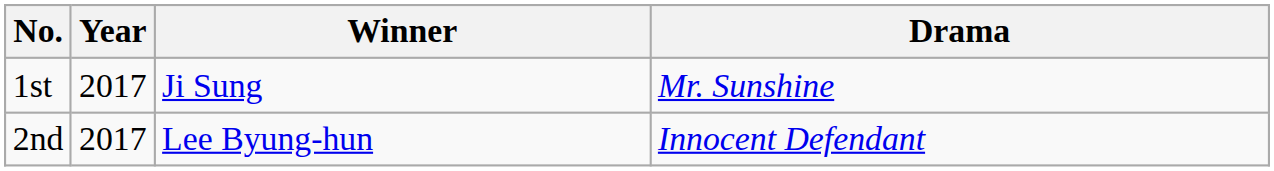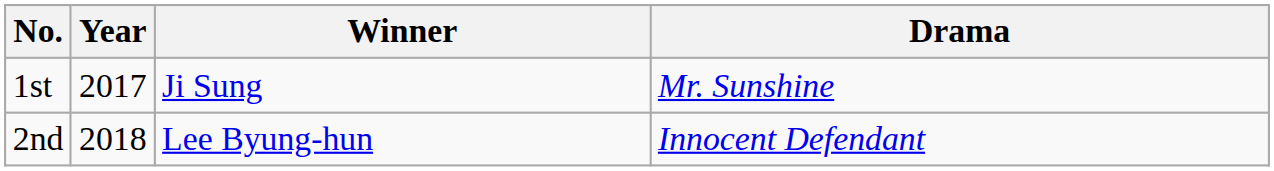(113, 138) 2017 -> (113, 138) 2018
